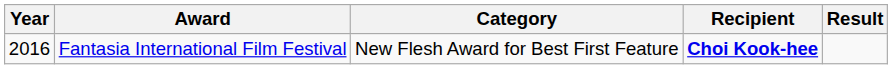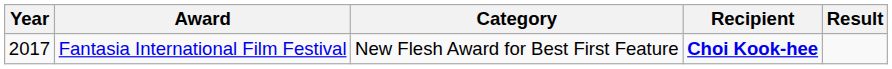(30, 48) 2016 -> (30, 48) 2017
